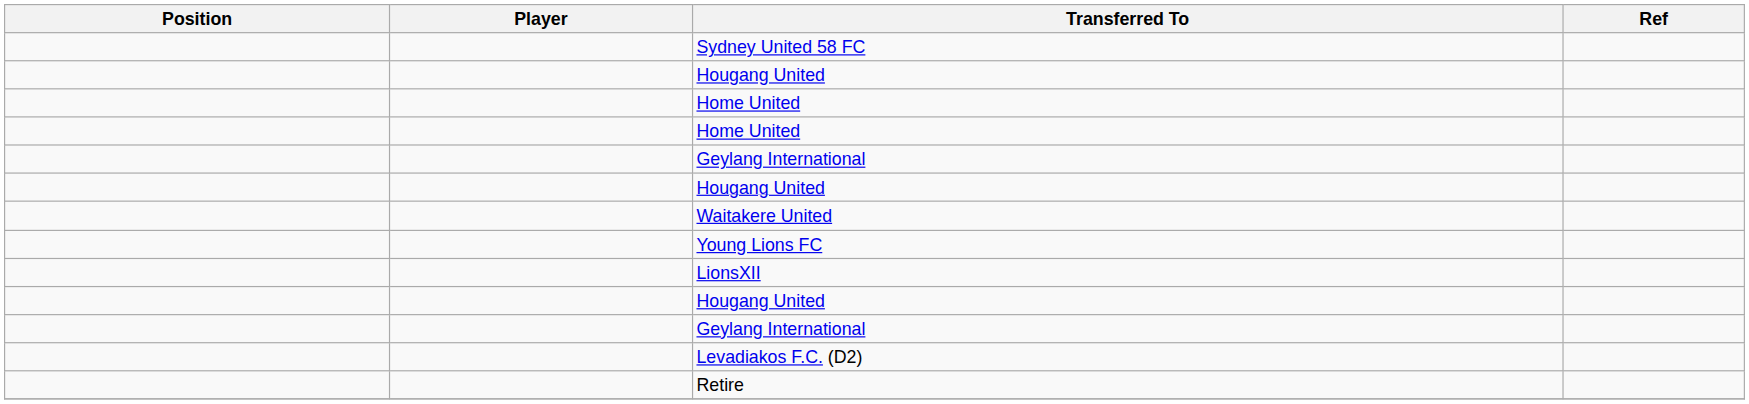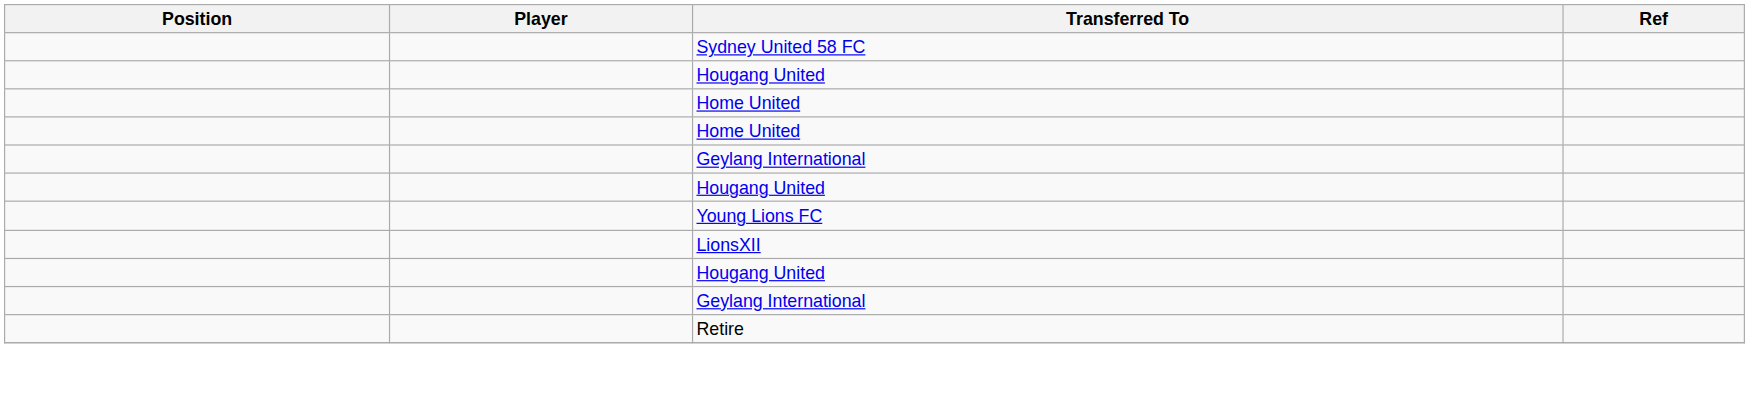- row: (197, 216)
- row: (197, 357)
